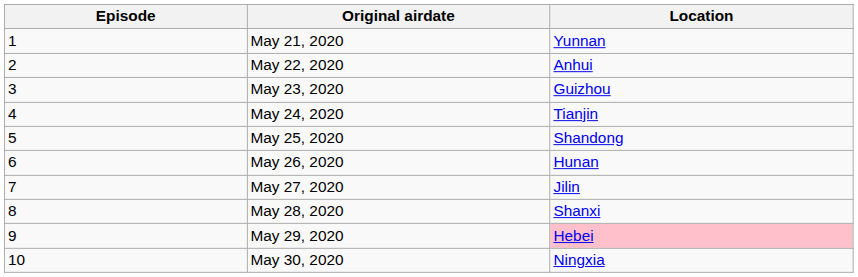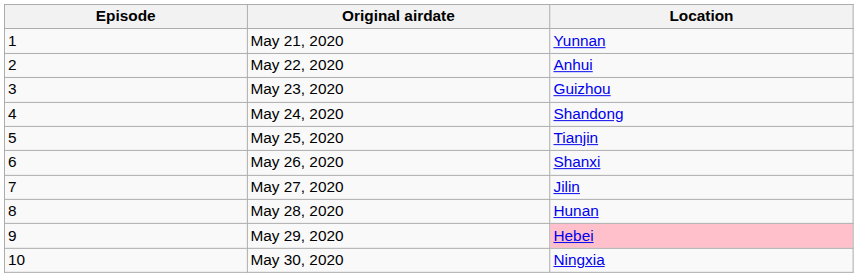(576, 114) Tianjin -> (588, 114) Shandong
(588, 138) Shandong -> (576, 138) Tianjin
(576, 162) Hunan -> (577, 162) Shanxi
(577, 211) Shanxi -> (576, 211) Hunan
